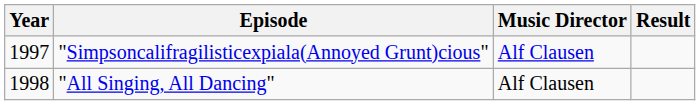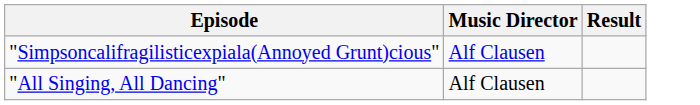- column: (29, 20)
